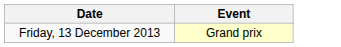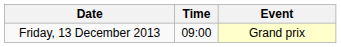+ column: (196, 14)
